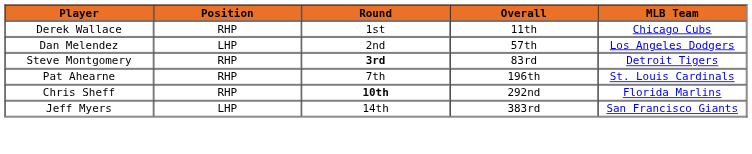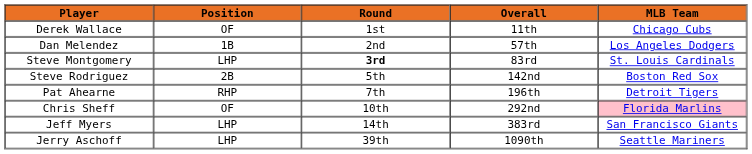(227, 29) RHP -> (227, 29) OF
(227, 45) LHP -> (227, 45) 1B
(227, 61) RHP -> (227, 61) LHP
(672, 61) Detroit Tigers -> (672, 61) St. Louis Cardinals
+ row: (79, 77)
(672, 77) St. Louis Cardinals -> (672, 93) Detroit Tigers
(227, 93) RHP -> (227, 109) OF
(376, 93) bold -> (376, 109) normal
(672, 93) no background -> (672, 109) pink background
+ row: (79, 140)
